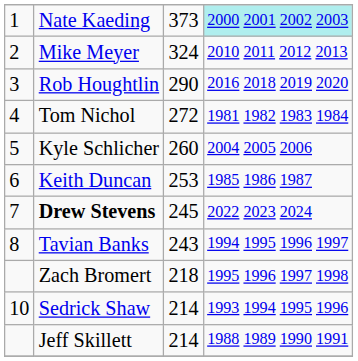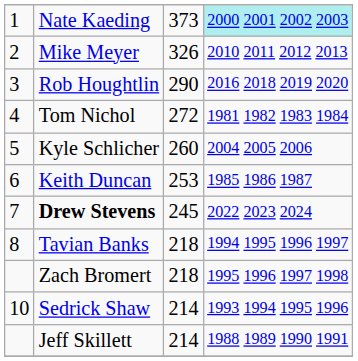(184, 52) 324 -> (184, 52) 326
(184, 244) 243 -> (184, 244) 218
